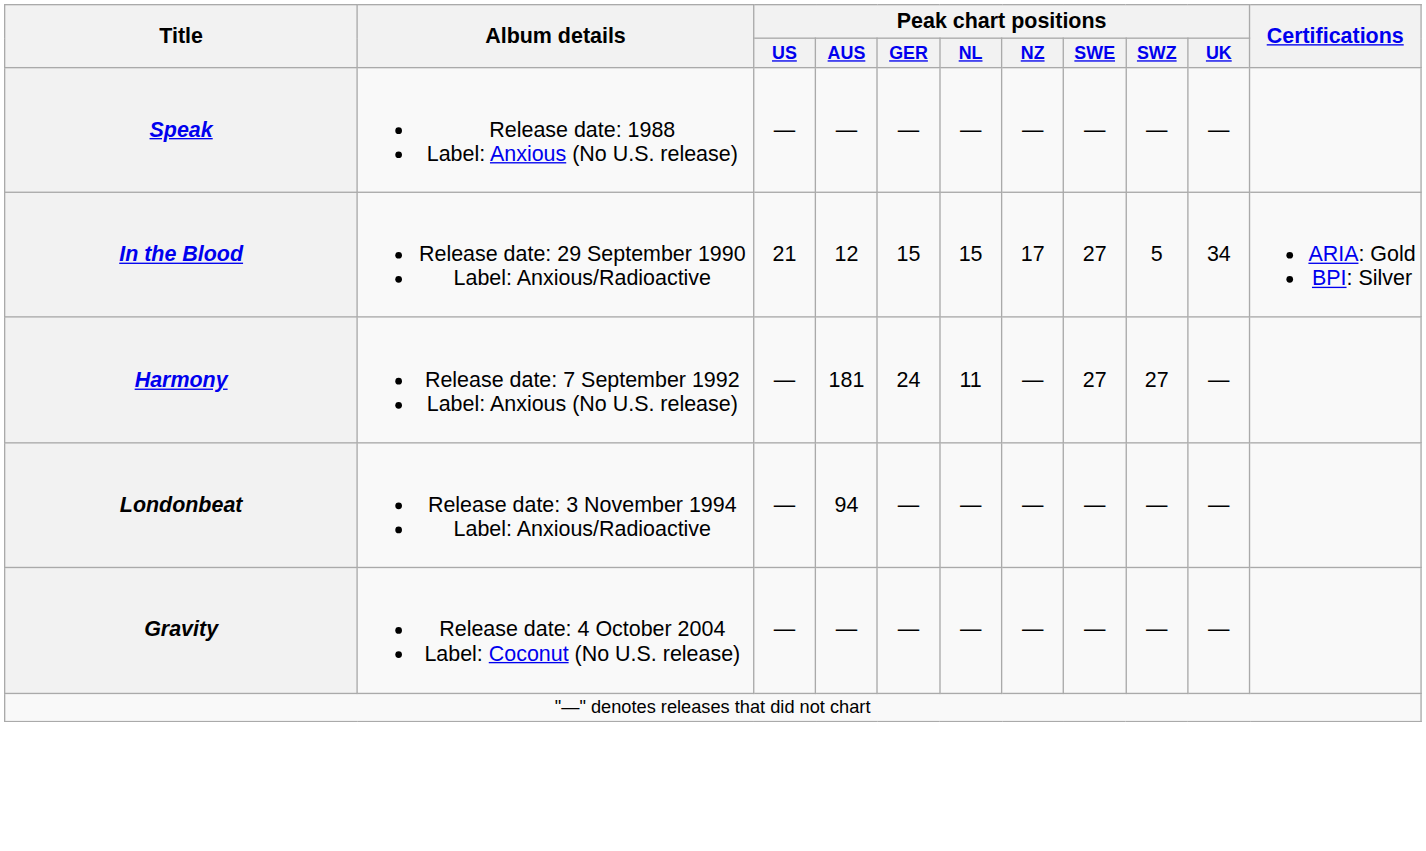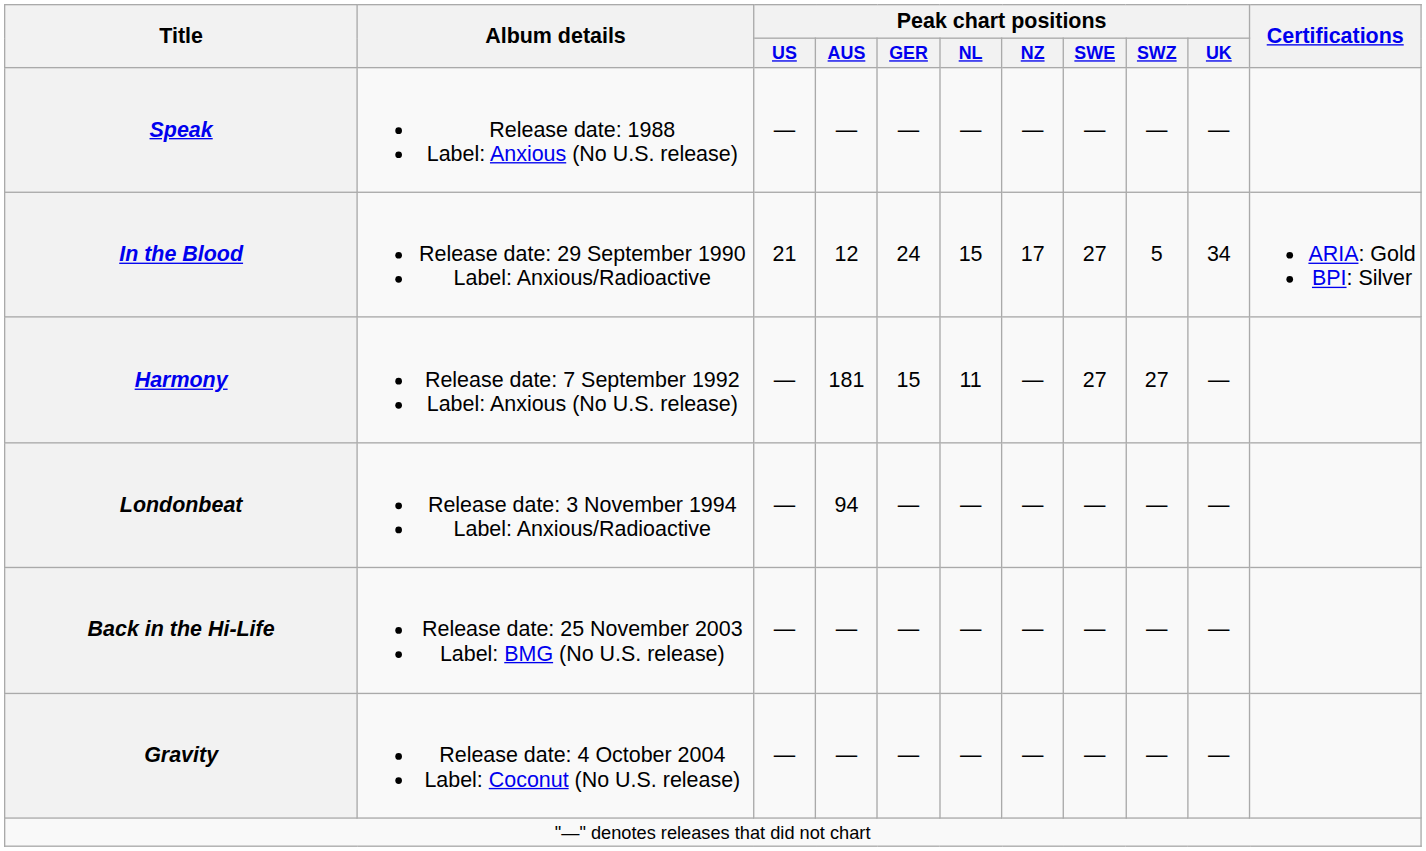(909, 254) 15 -> (909, 254) 24
(909, 379) 24 -> (909, 379) 15
+ row: (181, 630)
